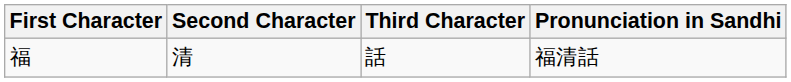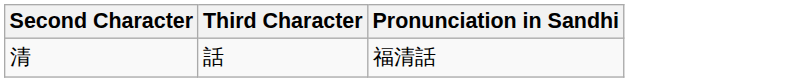- column: (86, 21)
